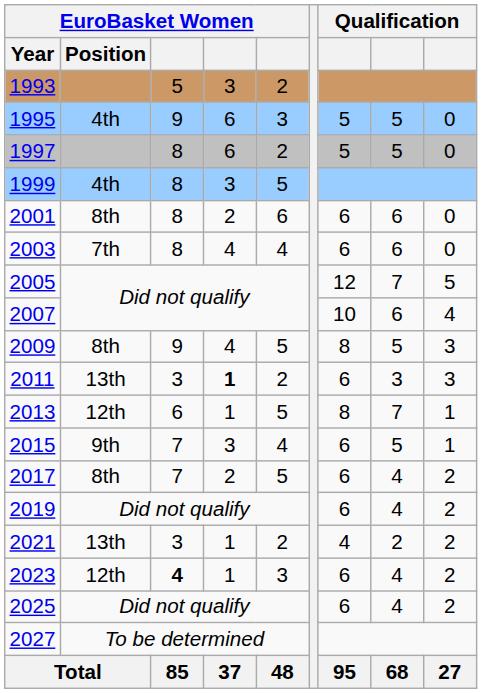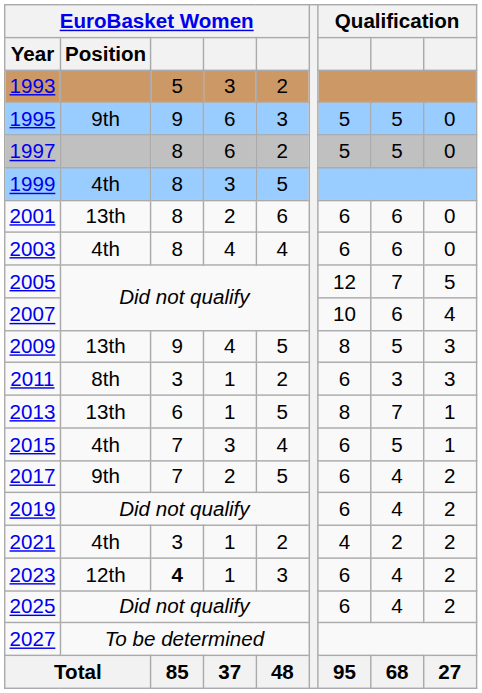(106, 119) 4th -> (106, 119) 9th
(106, 217) 8th -> (106, 217) 13th
(106, 249) 7th -> (106, 249) 4th
(106, 347) 8th -> (106, 347) 13th
(106, 379) 13th -> (106, 379) 8th
(230, 379) bold -> (230, 379) normal
(106, 412) 12th -> (106, 412) 13th
(106, 444) 9th -> (106, 444) 4th
(106, 477) 8th -> (106, 477) 9th
(106, 542) 13th -> (106, 542) 4th
